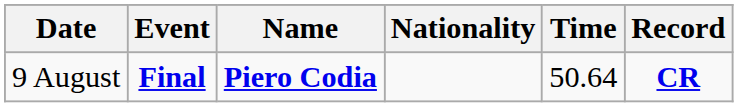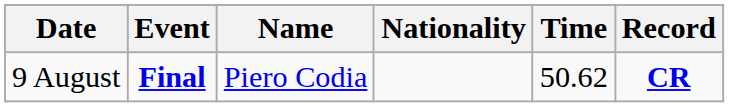(300, 76) bold -> (296, 76) normal
(583, 76) 50.64 -> (574, 76) 50.62
